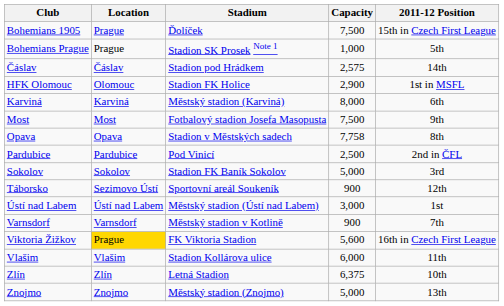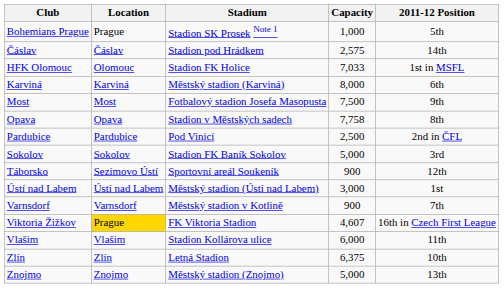- row: (44, 30)
(352, 85) 2,900 -> (352, 67) 7,033
(352, 240) 5,600 -> (352, 223) 4,607
